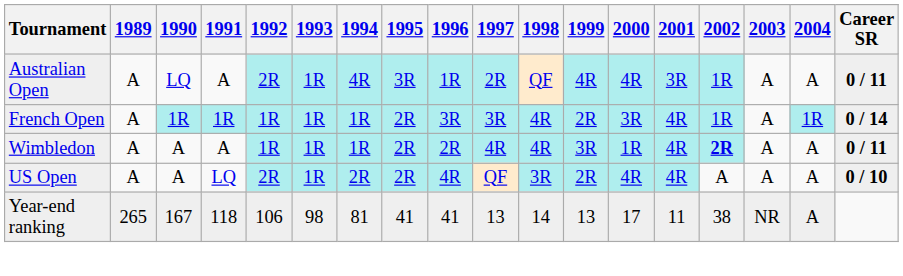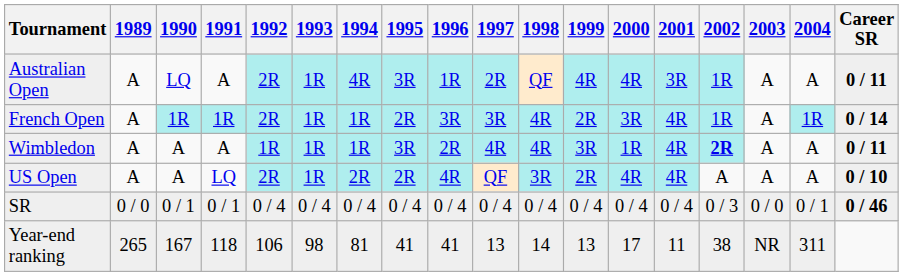(269, 118) 1R -> (269, 118) 2R
(405, 148) 2R -> (405, 148) 3R
+ row: (20, 206)
(812, 216) A -> (812, 245) 311
